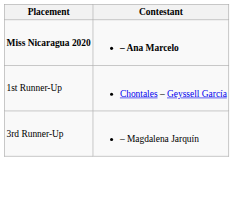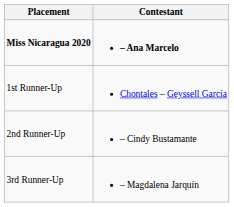+ row: (36, 134)
